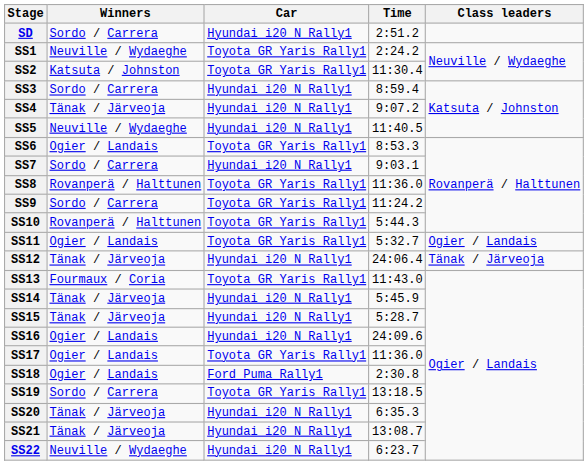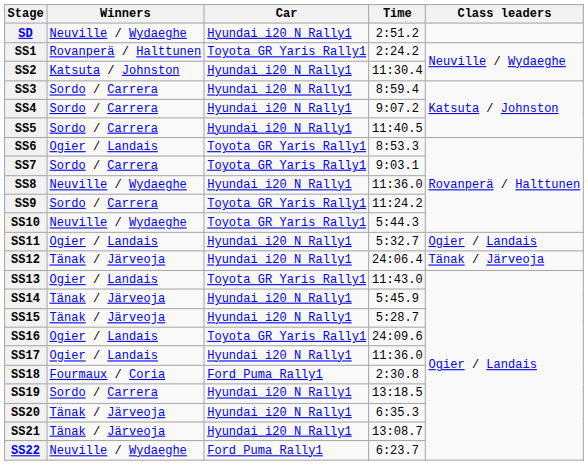(104, 33) Sordo / Carrera -> (118, 33) Neuville / Wydaeghe
(118, 52) Neuville / Wydaeghe -> (125, 52) Rovanperä / Halttunen
(287, 71) Toyota GR Yaris Rally1 -> (279, 71) Hyundai i20 N Rally1
(107, 109) Tänak / Järveoja -> (104, 109) Sordo / Carrera
(118, 128) Neuville / Wydaeghe -> (104, 128) Sordo / Carrera
(279, 166) Hyundai i20 N Rally1 -> (287, 166) Toyota GR Yaris Rally1
(125, 185) Rovanperä / Halttunen -> (118, 185) Neuville / Wydaeghe
(287, 185) Toyota GR Yaris Rally1 -> (279, 185) Hyundai i20 N Rally1
(125, 223) Rovanperä / Halttunen -> (118, 223) Neuville / Wydaeghe
(287, 242) Toyota GR Yaris Rally1 -> (279, 242) Hyundai i20 N Rally1
(107, 280) Fourmaux / Coria -> (104, 280) Ogier / Landais
(279, 337) Hyundai i20 N Rally1 -> (287, 337) Toyota GR Yaris Rally1
(287, 356) Toyota GR Yaris Rally1 -> (279, 356) Hyundai i20 N Rally1
(104, 375) Ogier / Landais -> (107, 375) Fourmaux / Coria
(287, 394) Toyota GR Yaris Rally1 -> (279, 394) Hyundai i20 N Rally1
(279, 450) Hyundai i20 N Rally1 -> (265, 450) Ford Puma Rally1
